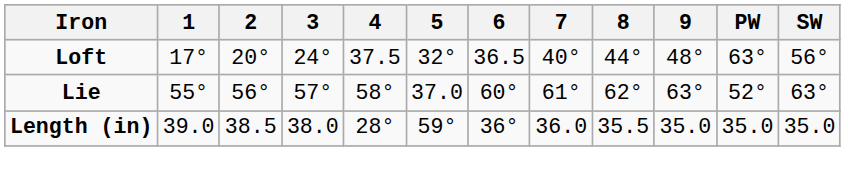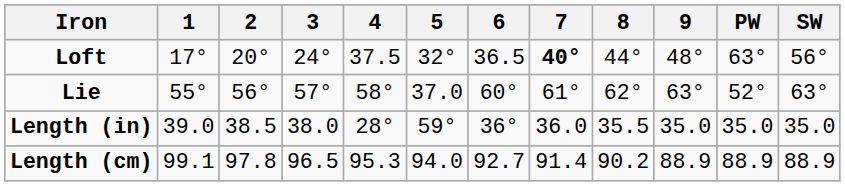(561, 58) normal -> (561, 58) bold
+ row: (81, 163)
